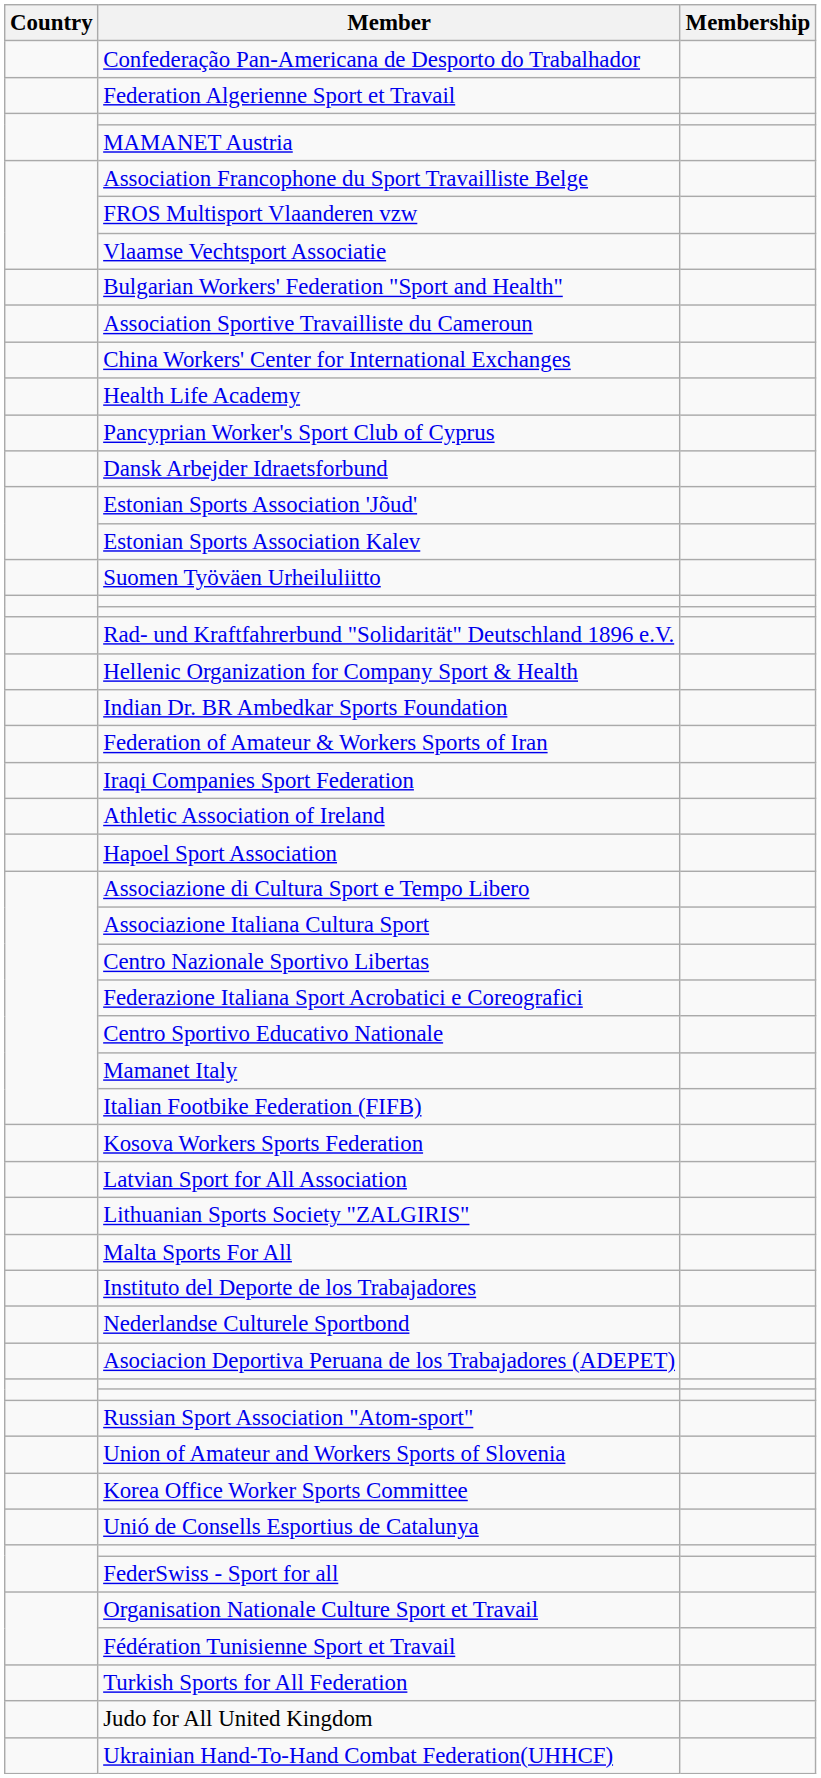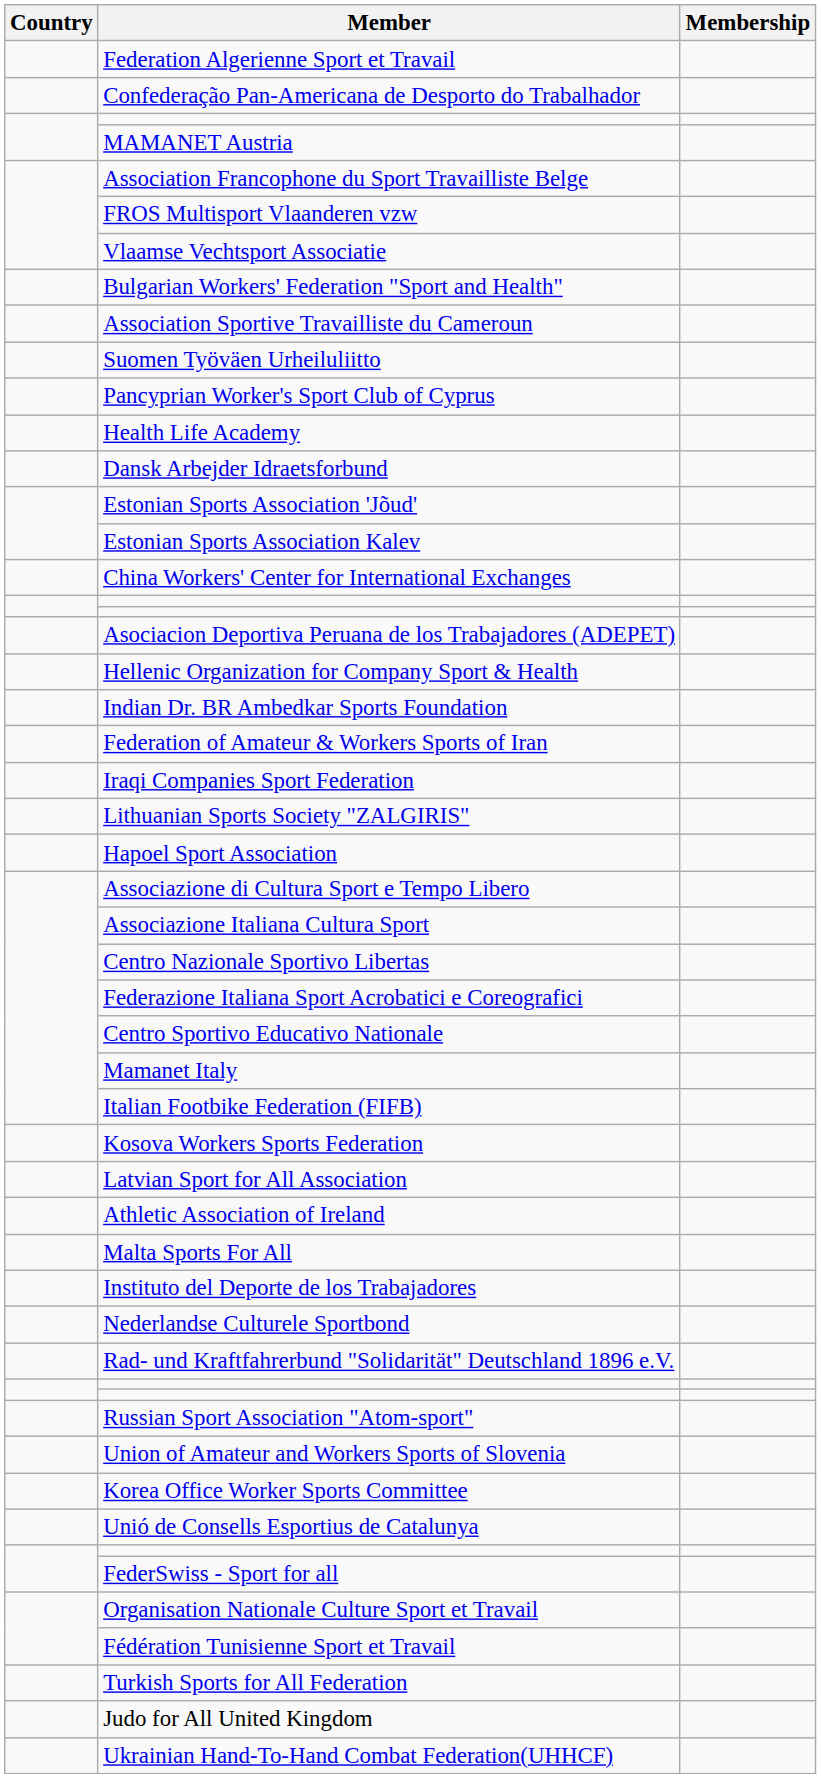rows swapped: (51, 95) <-> (51, 59)
rows swapped: (51, 360) <-> (51, 578)
rows swapped: (51, 396) <-> (51, 433)
rows swapped: (51, 635) <-> (51, 1361)
rows swapped: (51, 817) <-> (51, 1216)
